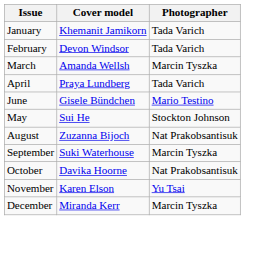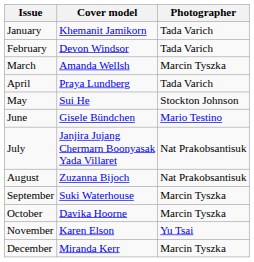rows swapped: (17, 118) <-> (17, 100)
+ row: (16, 148)
(195, 170) Nat Prakobsantisuk -> (193, 213) Marcin Tyszka
